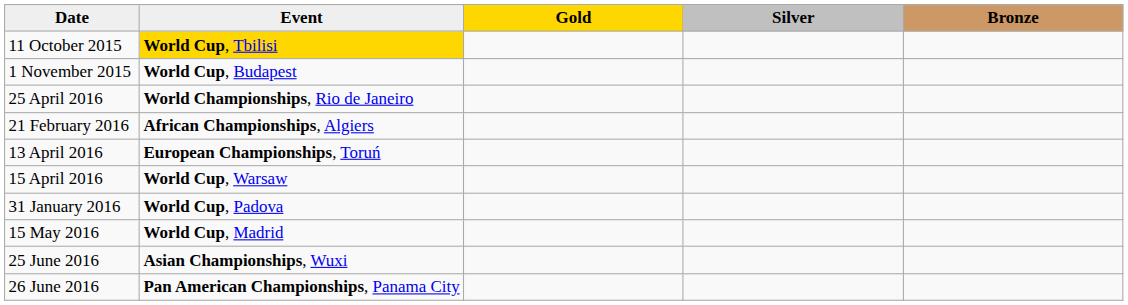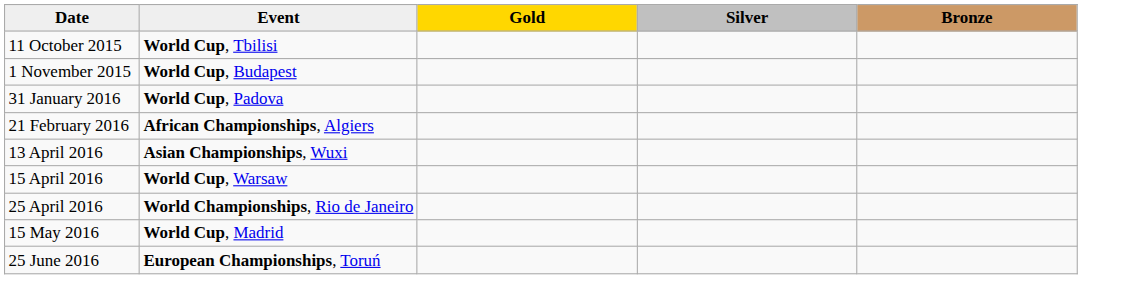(210, 44) gold background -> (210, 44) no background
rows swapped: (64, 206) <-> (56, 98)
(262, 152) European Championships, Toruń -> (245, 152) Asian Championships, Wuxi
(245, 260) Asian Championships, Wuxi -> (262, 260) European Championships, Toruń
- row: (54, 286)
